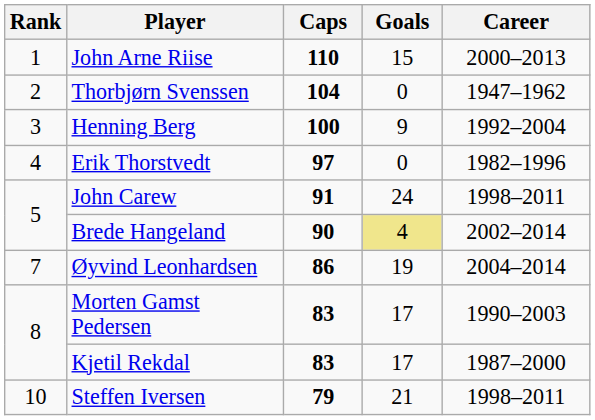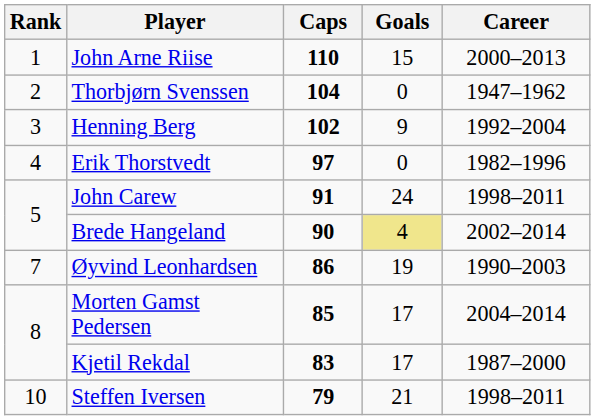(323, 127) 100 -> (323, 127) 102
(516, 267) 2004–2014 -> (516, 267) 1990–2003
(323, 314) 83 -> (323, 314) 85
(516, 314) 1990–2003 -> (516, 314) 2004–2014
